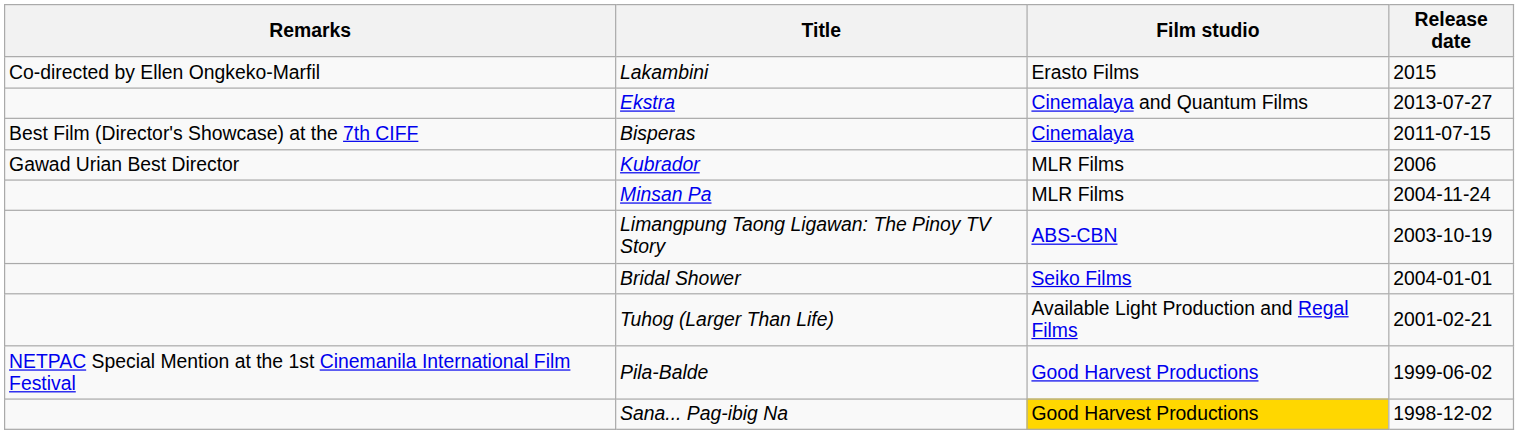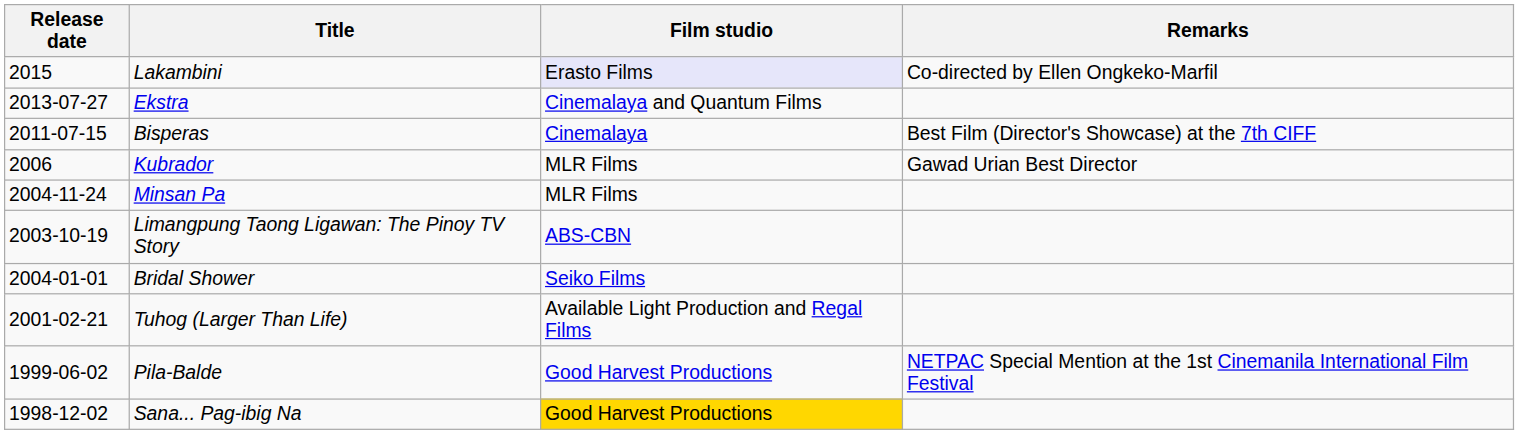columns swapped: (1451, 30) <-> (310, 30)
(1085, 72) no background -> (599, 72) lavender background
